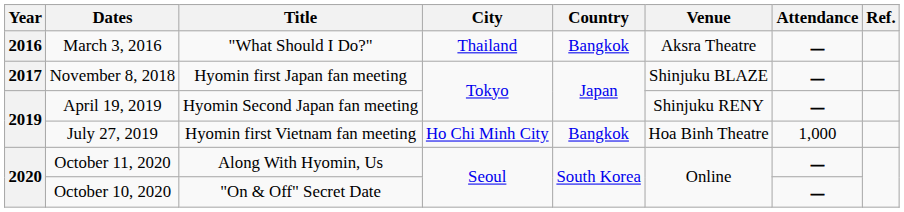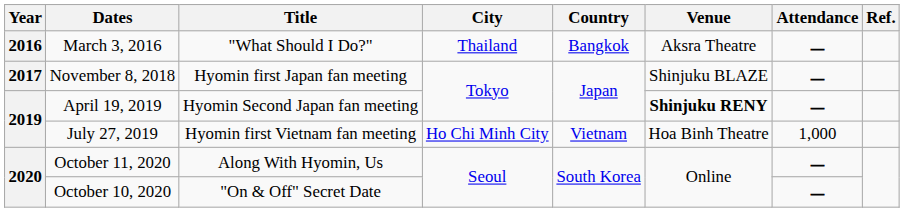(709, 105) normal -> (709, 105) bold
(599, 133) Bangkok -> (599, 133) Vietnam
